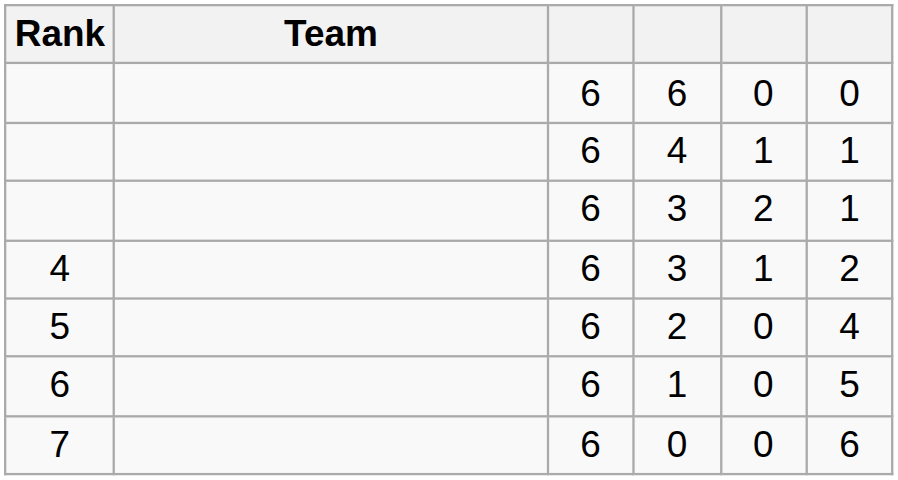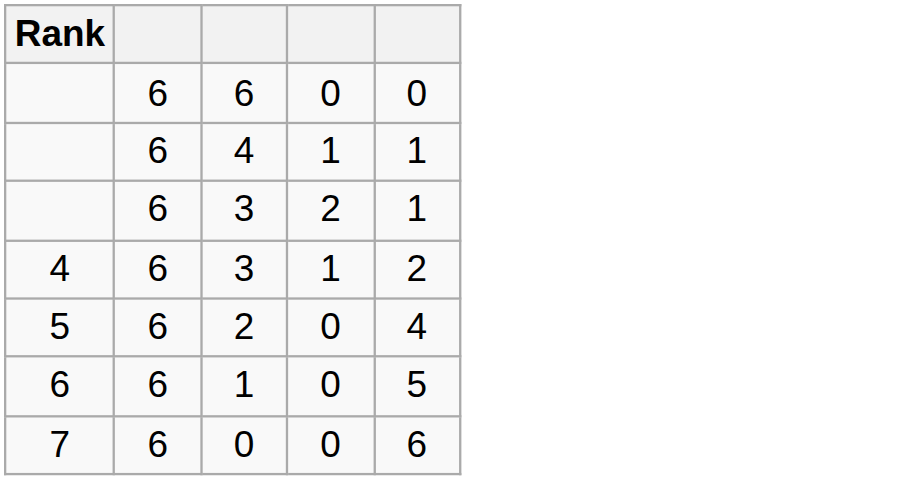- column: (331, 33)
